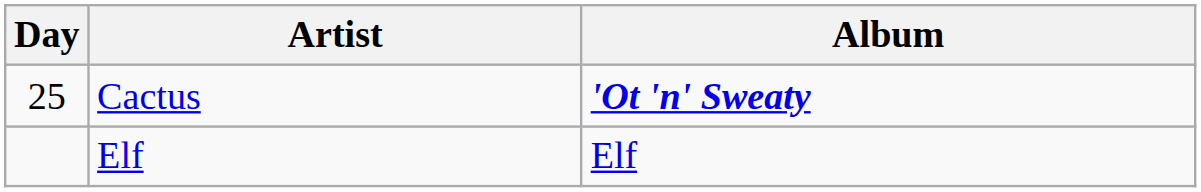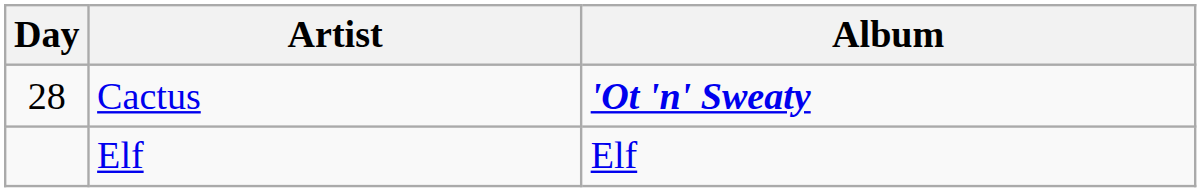(47, 95) 25 -> (47, 95) 28
